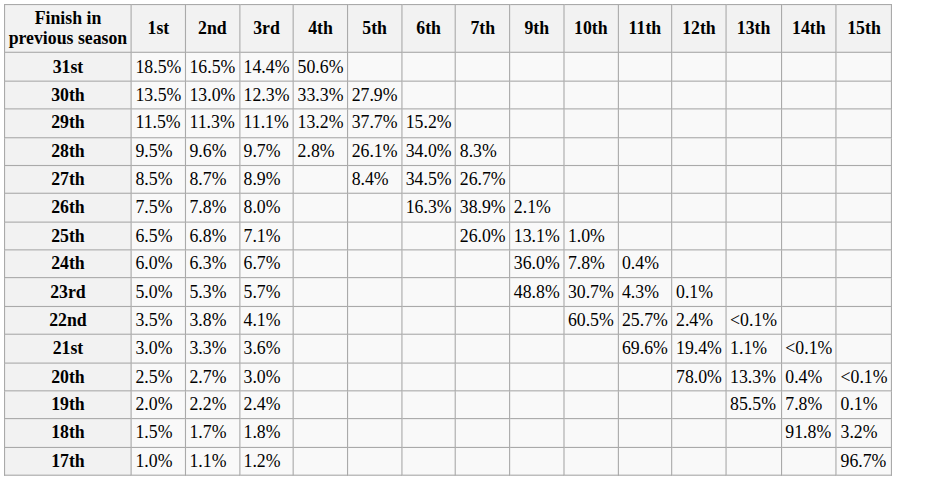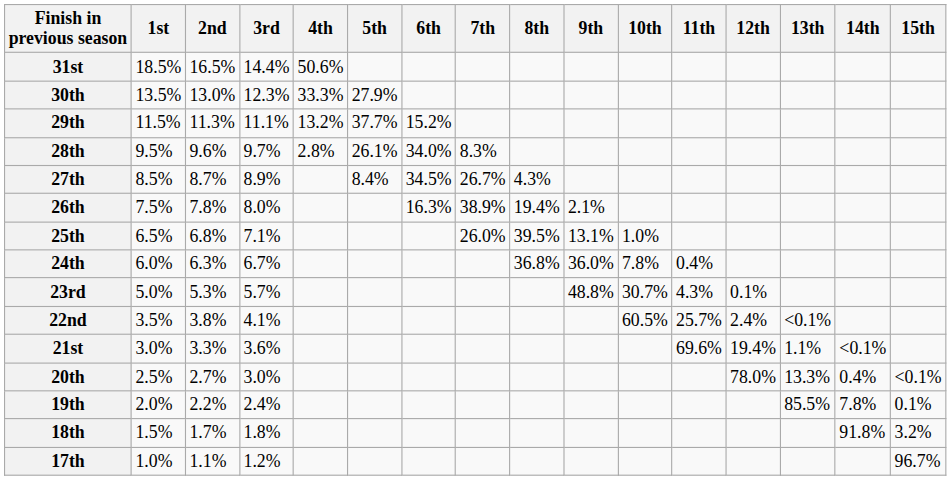+ column: (537, 28)
